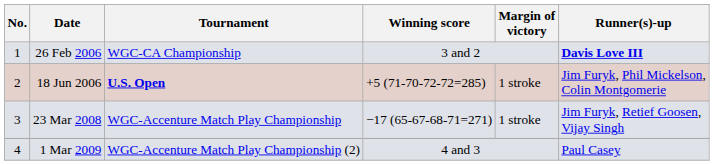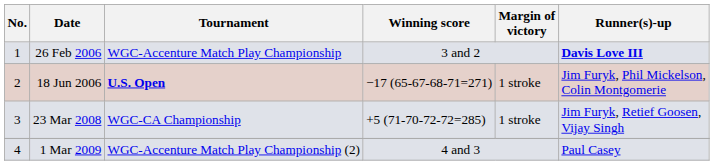(174, 53) WGC-CA Championship -> (224, 53) WGC-Accenture Match Play Championship
(426, 82) +5 (71-70-72-72=285) -> (429, 82) −17 (65-67-68-71=271)
(224, 120) WGC-Accenture Match Play Championship -> (174, 120) WGC-CA Championship
(429, 120) −17 (65-67-68-71=271) -> (426, 120) +5 (71-70-72-72=285)
